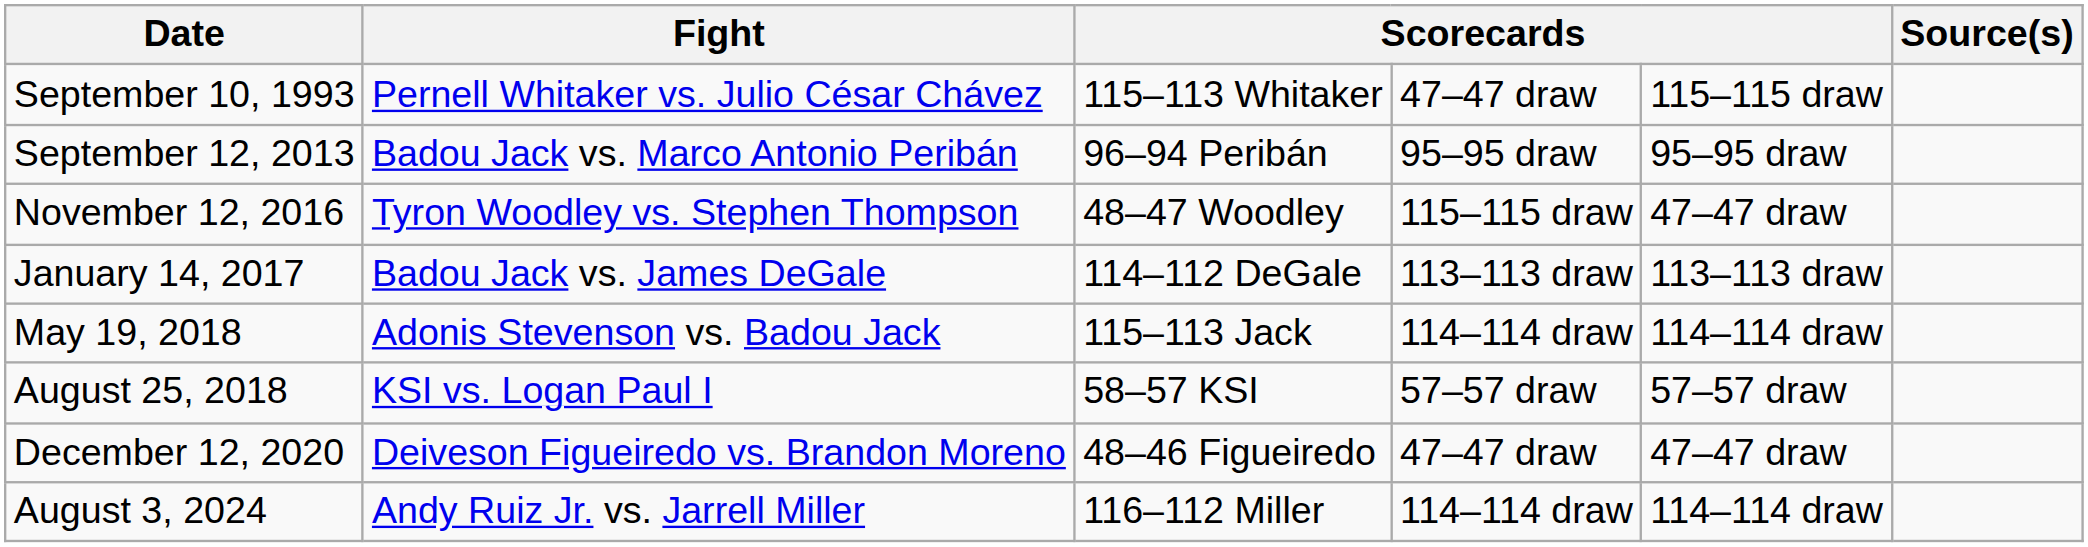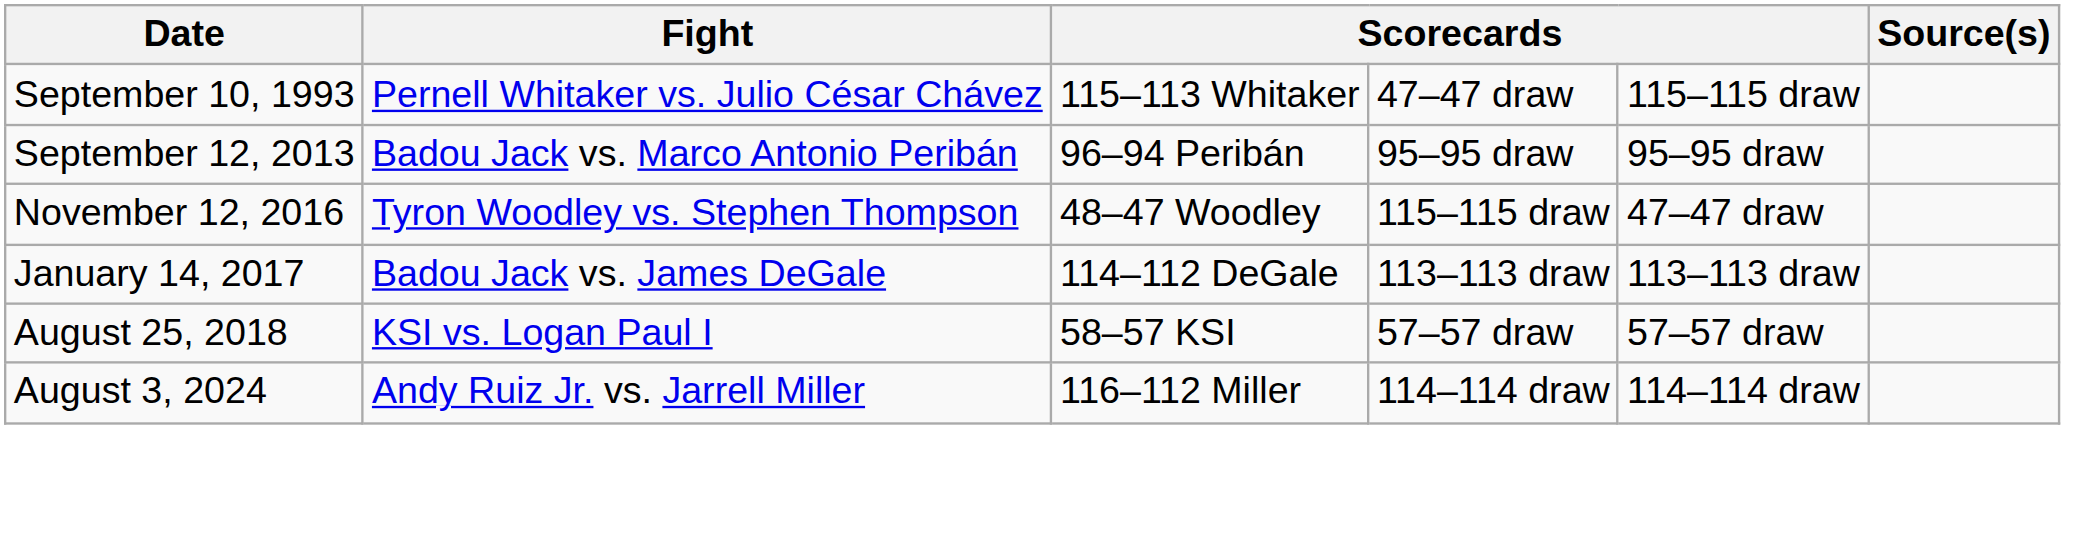- row: (128, 332)
- row: (179, 451)
